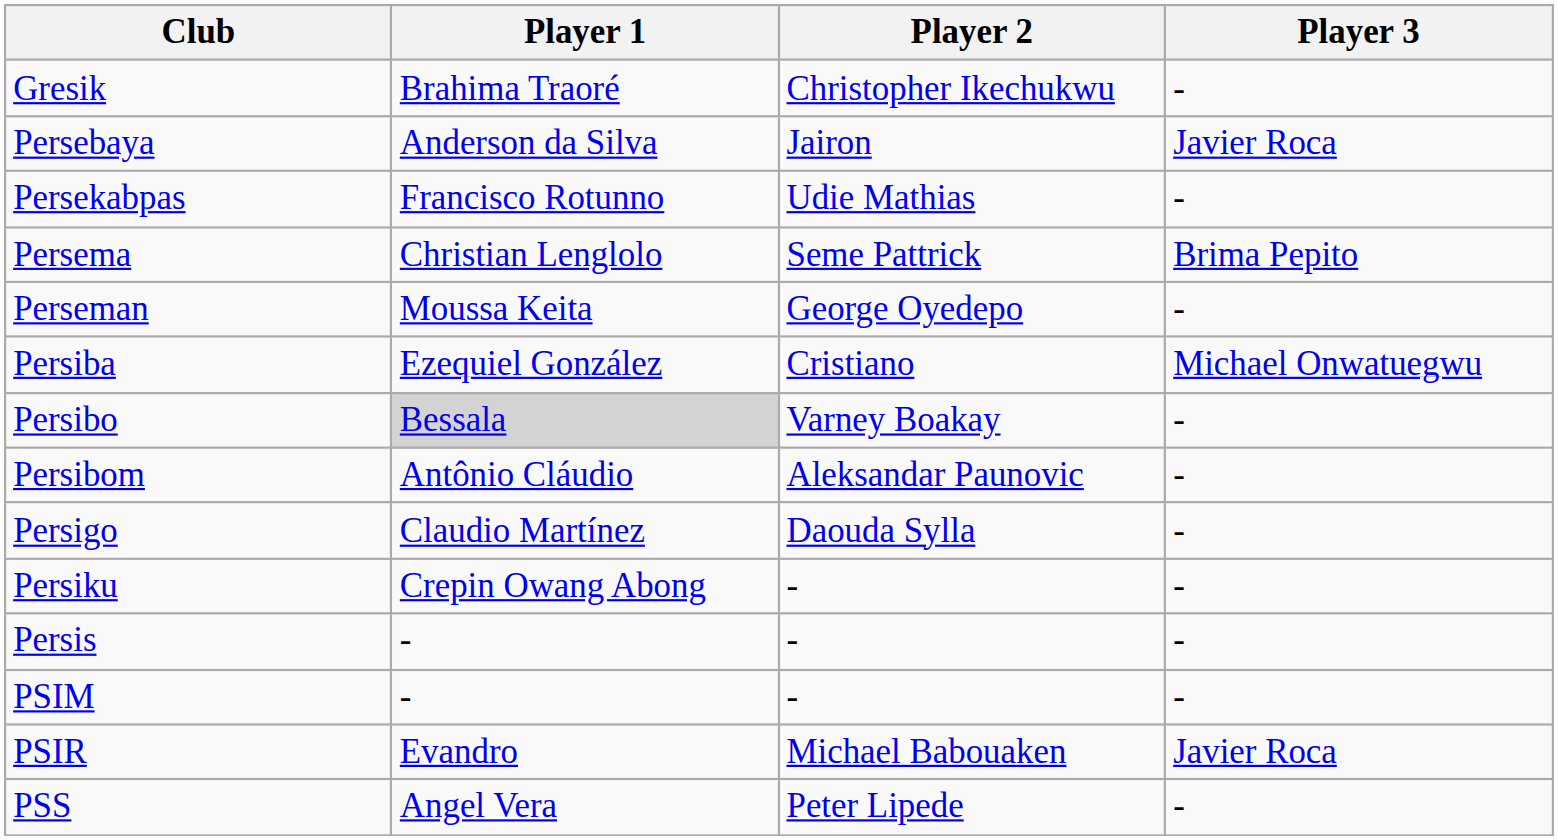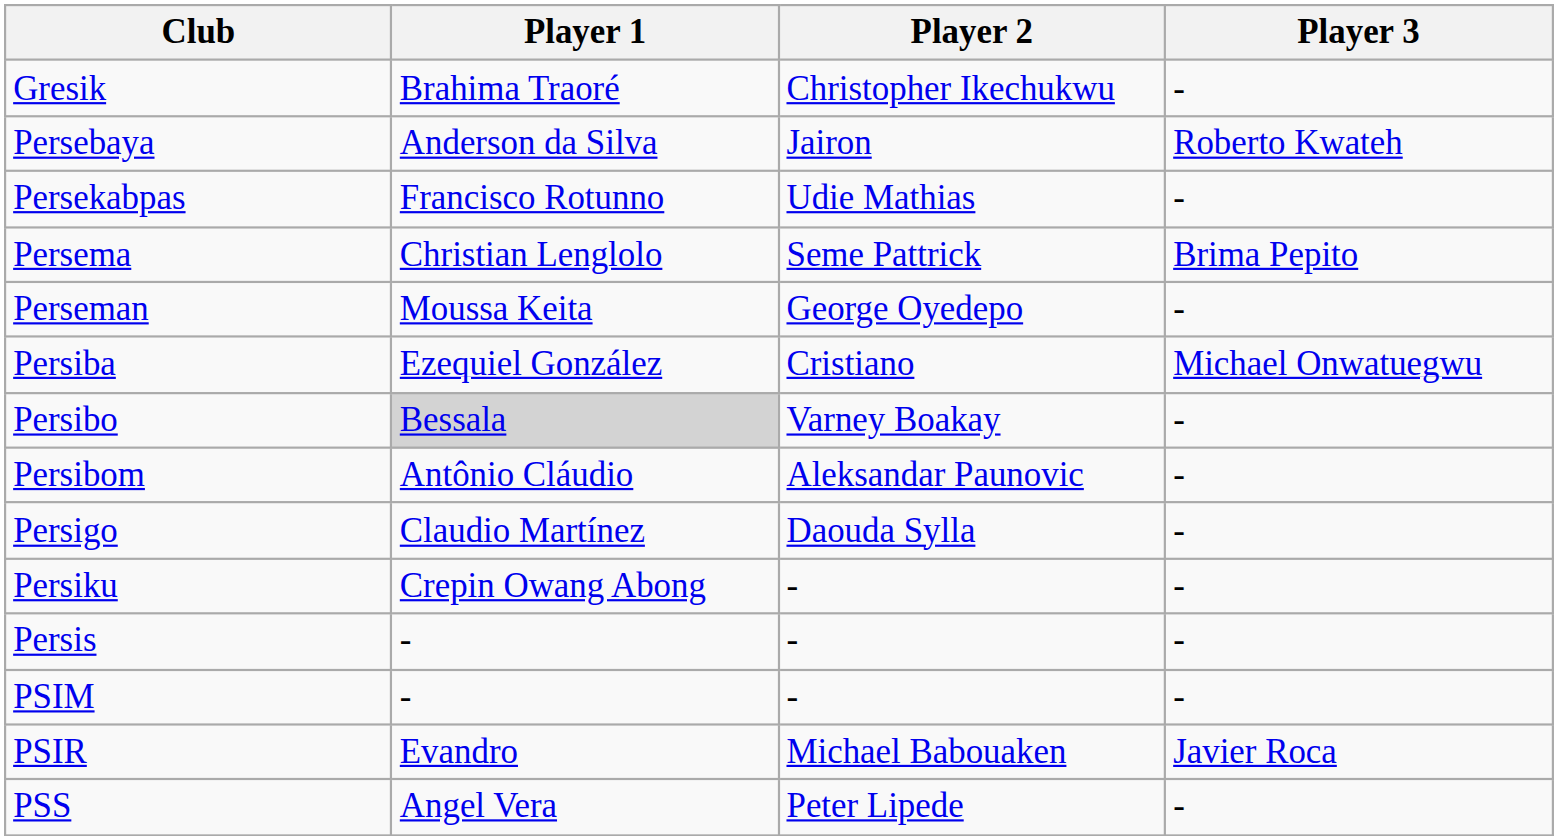(1255, 142) Javier Roca -> (1288, 142) Roberto Kwateh
